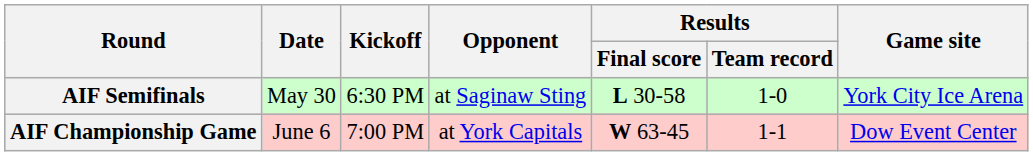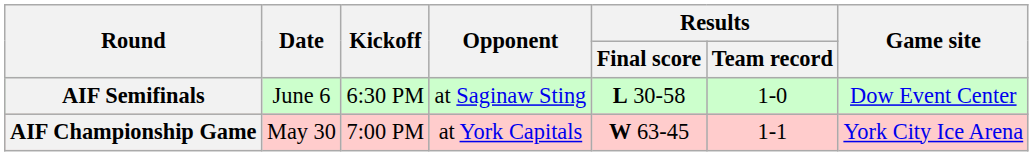(302, 94) May 30 -> (301, 94) June 6
(933, 94) York City Ice Arena -> (933, 94) Dow Event Center
(301, 131) June 6 -> (302, 131) May 30
(933, 131) Dow Event Center -> (933, 131) York City Ice Arena
